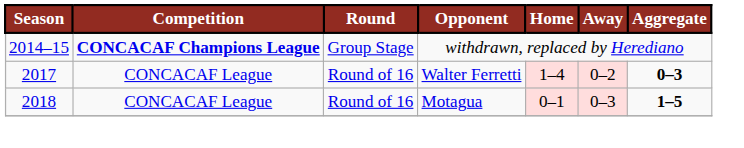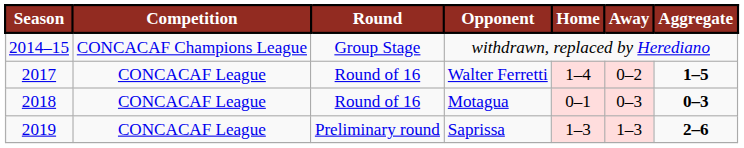(198, 47) bold -> (192, 47) normal
(669, 74) 0–3 -> (696, 74) 1–5
(669, 101) 1–5 -> (696, 101) 0–3
+ row: (476, 128)
